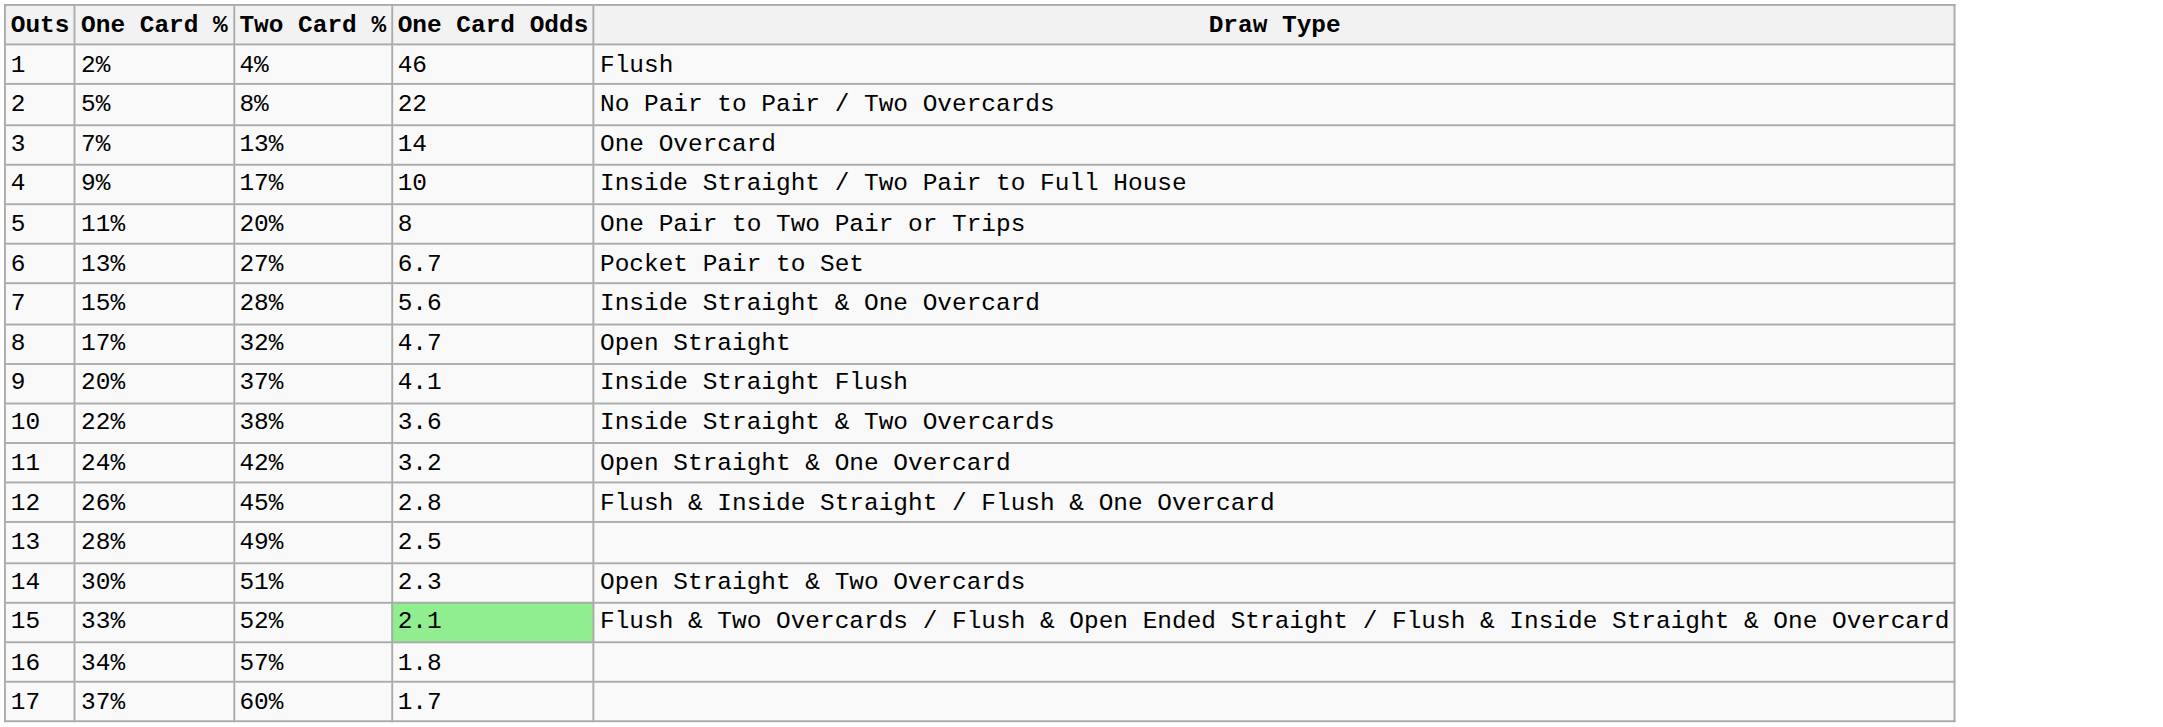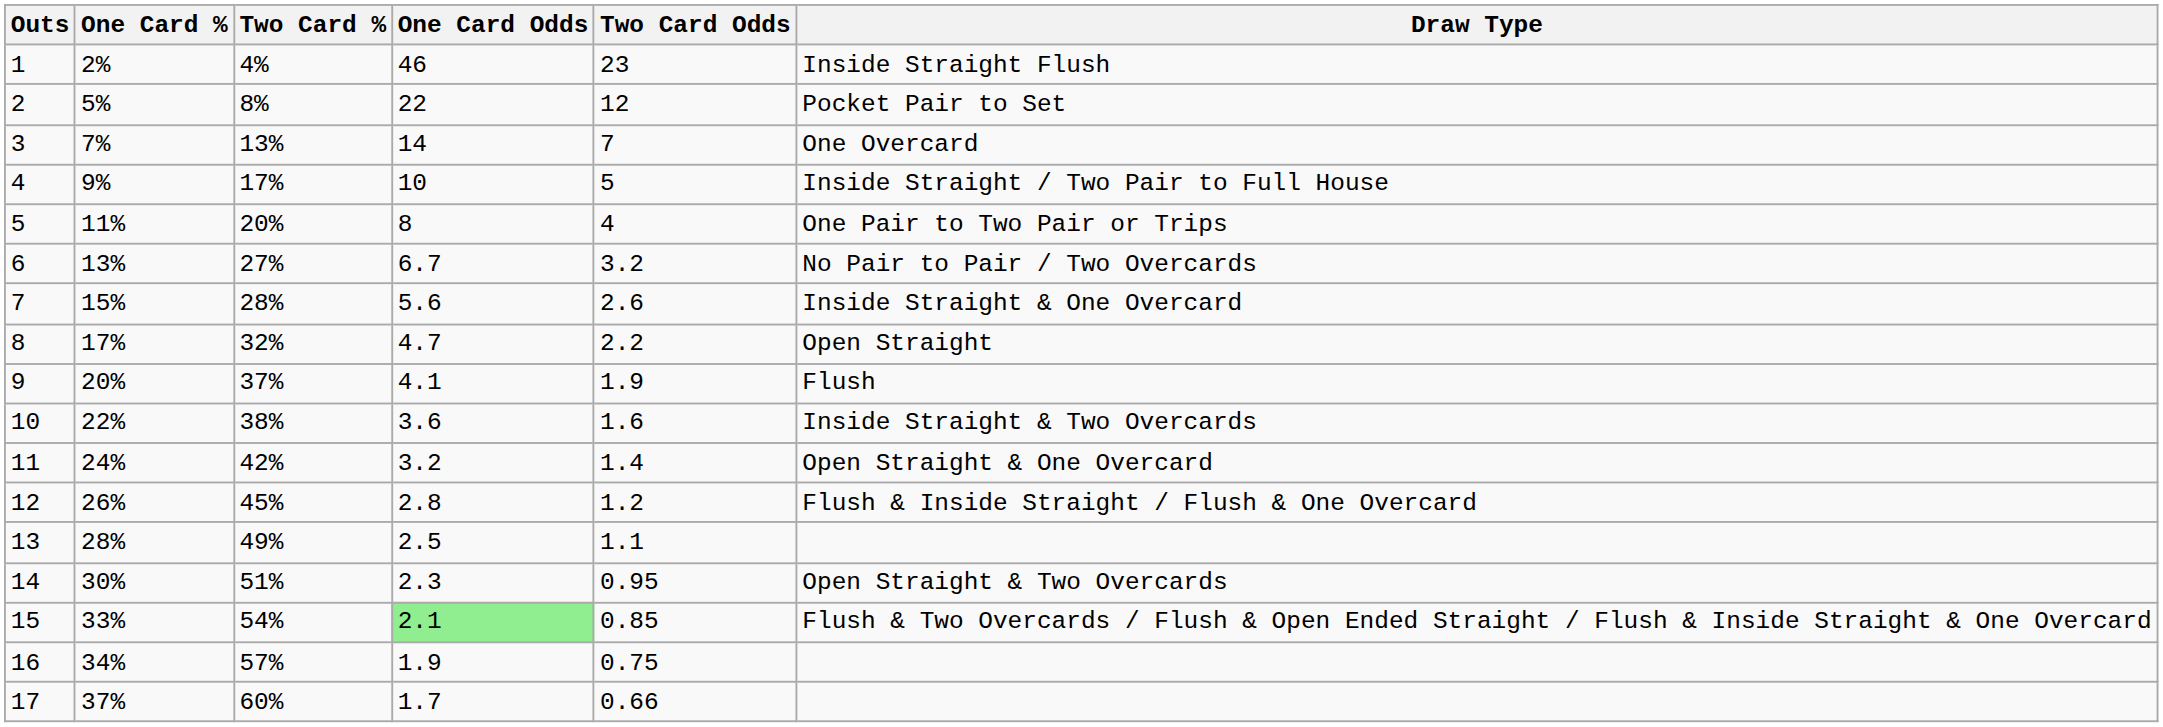+ column: (695, 25)
(637, 65) Flush -> (956, 65) Inside Straight Flush
(827, 105) No Pair to Pair / Two Overcards -> (934, 105) Pocket Pair to Set
(732, 264) Pocket Pair to Set -> (1030, 264) No Pair to Pair / Two Overcards
(754, 383) Inside Straight Flush -> (839, 383) Flush
(261, 622) 52% -> (261, 622) 54%
(420, 662) 1.8 -> (420, 662) 1.9
